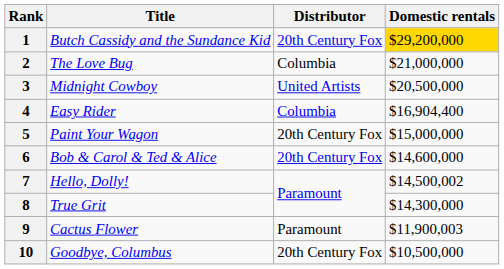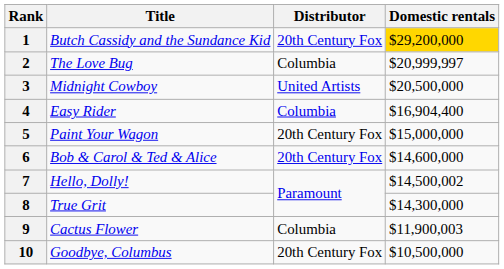(426, 63) $21,000,000 -> (426, 63) $20,999,997
(309, 228) Paramount -> (307, 228) Columbia
